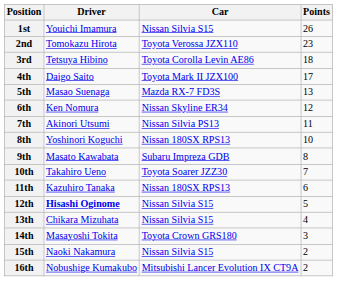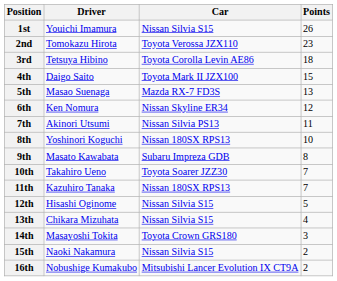(308, 76) 17 -> (308, 76) 15
(306, 188) 6 -> (306, 188) 7
(83, 204) bold -> (81, 204) normal
